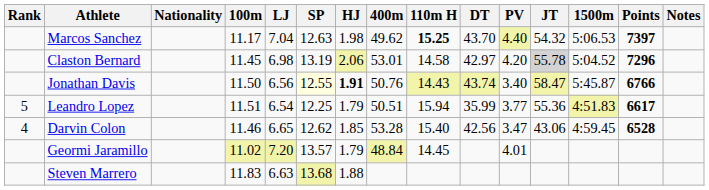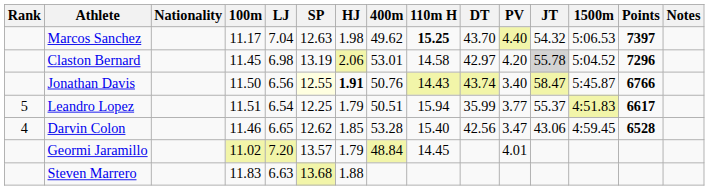(550, 106) 55.36 -> (550, 106) 55.37
